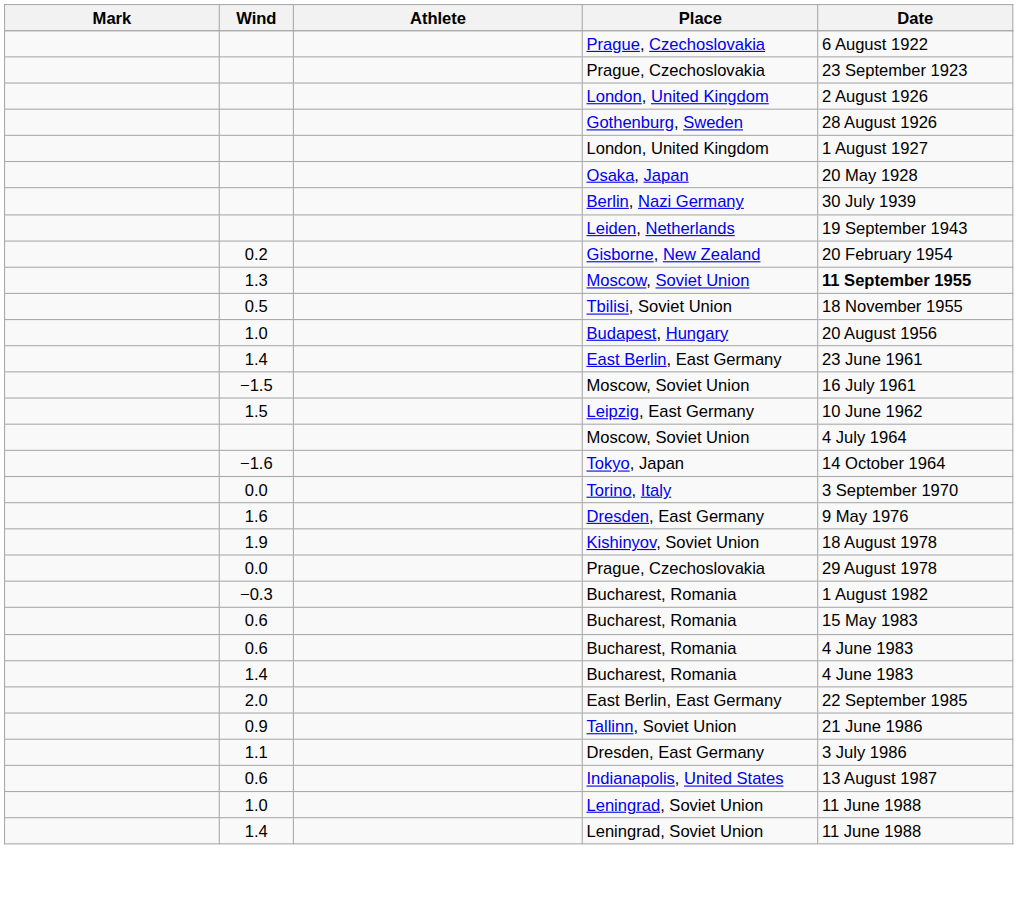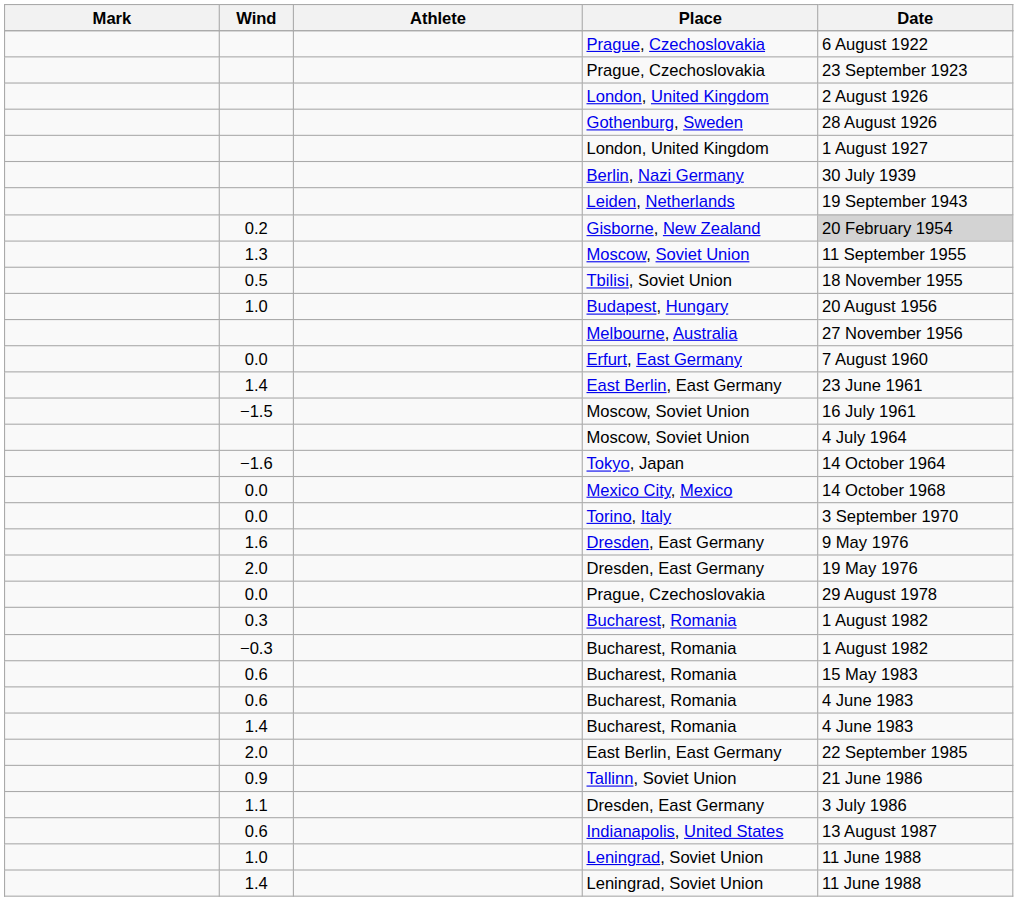- row: (256, 175)
(887, 254) no background -> (887, 228) lightgrey background
(897, 280) bold -> (894, 254) normal
+ row: (256, 333)
+ row: (256, 359)
- row: (256, 411)
+ row: (256, 490)
+ row: (256, 569)
- row: (256, 542)
+ row: (256, 621)
